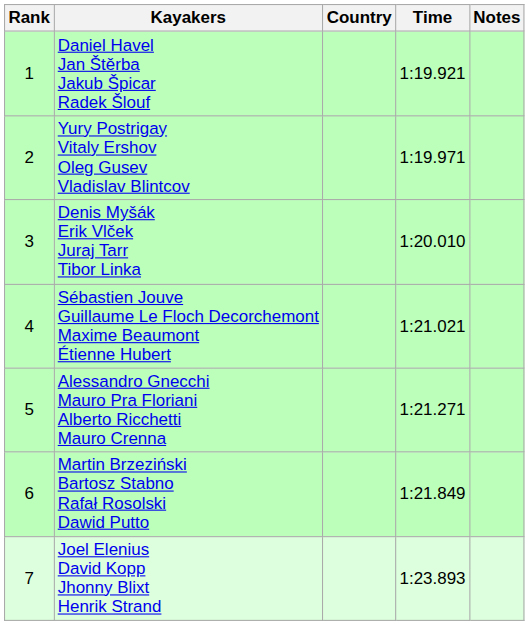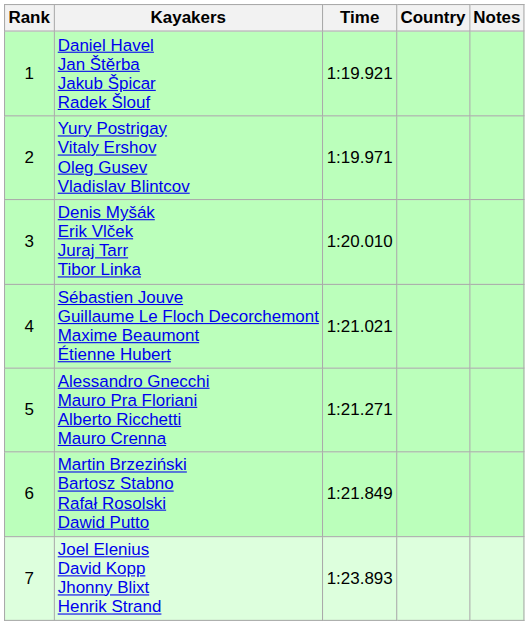columns swapped: (359, 17) <-> (433, 17)
